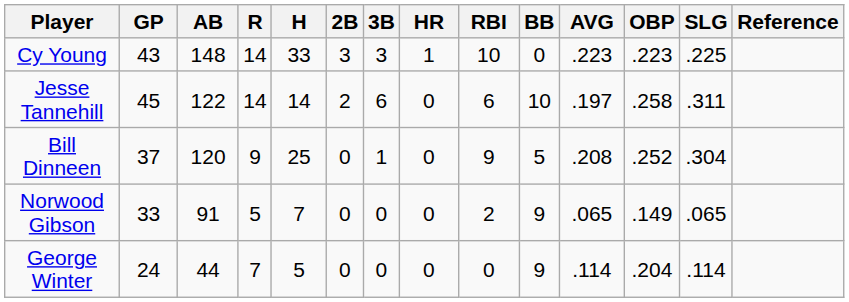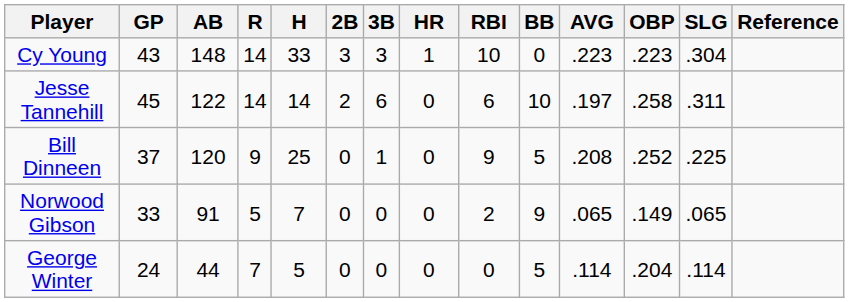(706, 55) .225 -> (706, 55) .304
(706, 156) .304 -> (706, 156) .225
(539, 270) 9 -> (539, 270) 5
